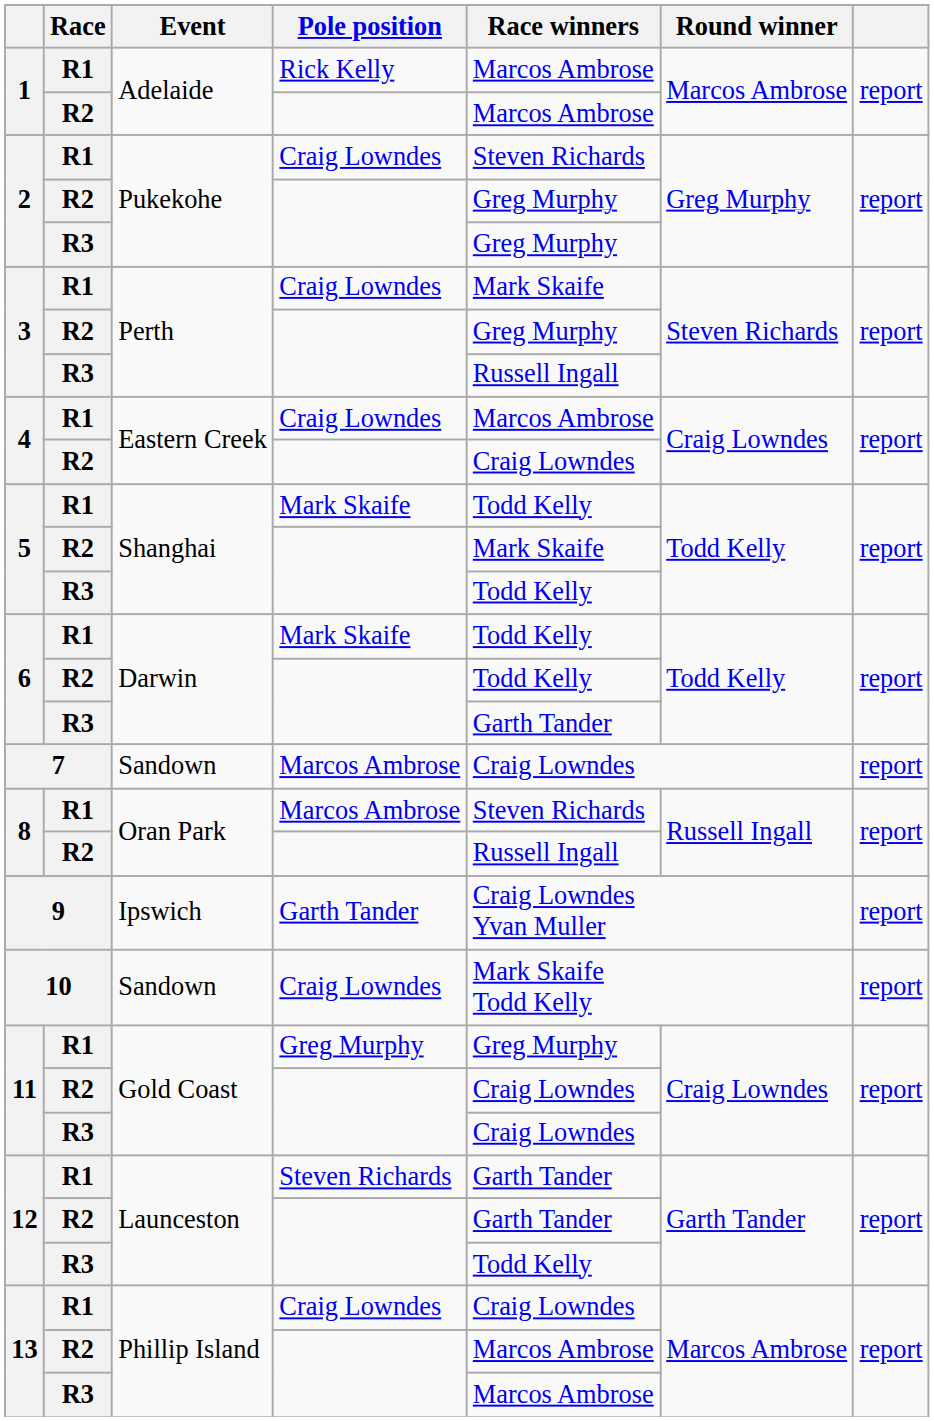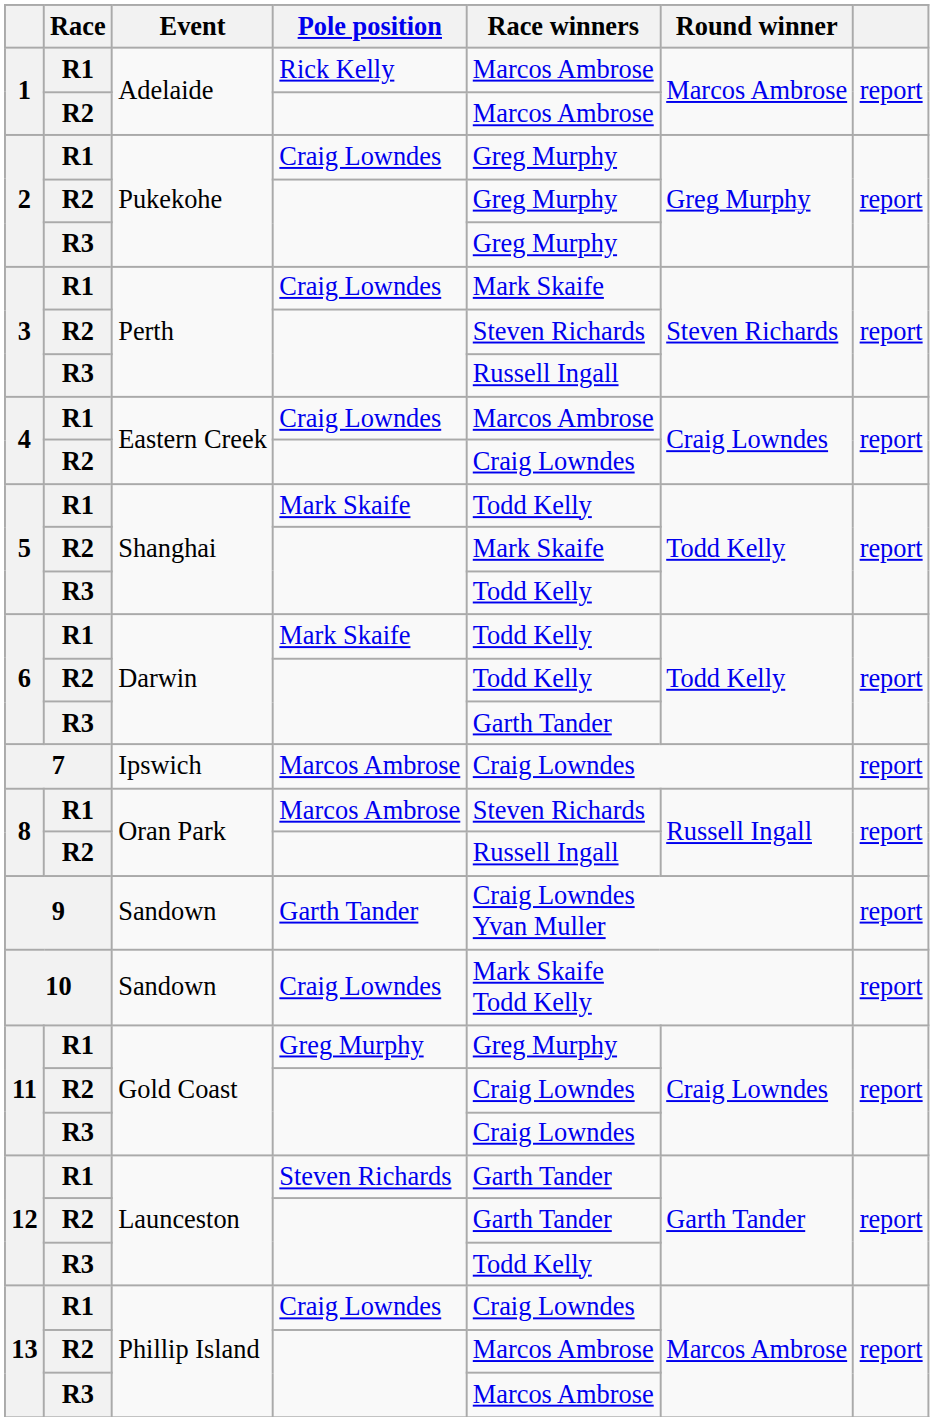(559, 156) Steven Richards -> (545, 156) Greg Murphy
(545, 330) Greg Murphy -> (559, 330) Steven Richards
(167, 765) Sandown -> (160, 765) Ipswich
(160, 911) Ipswich -> (167, 911) Sandown
